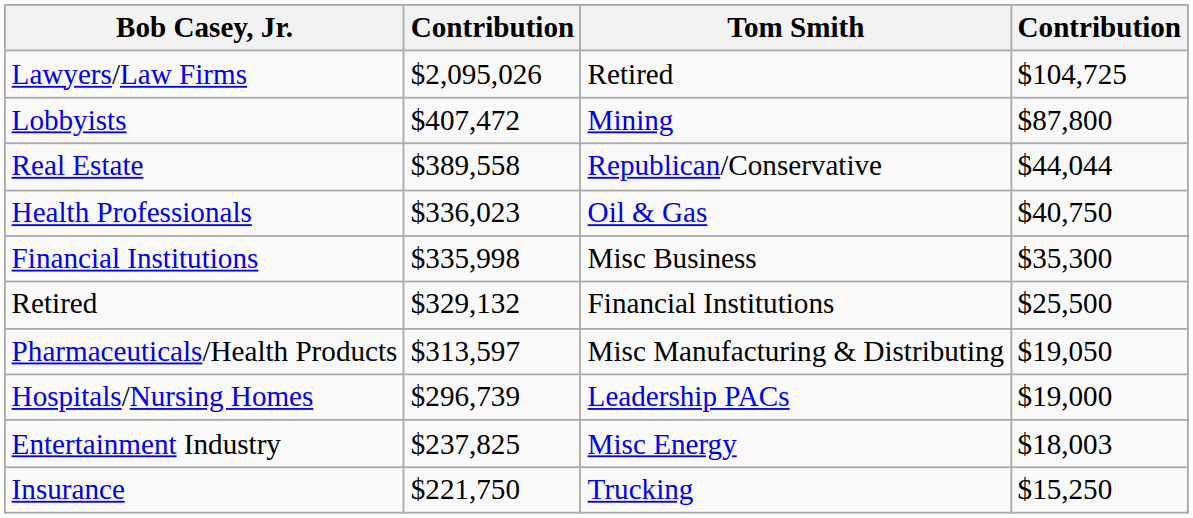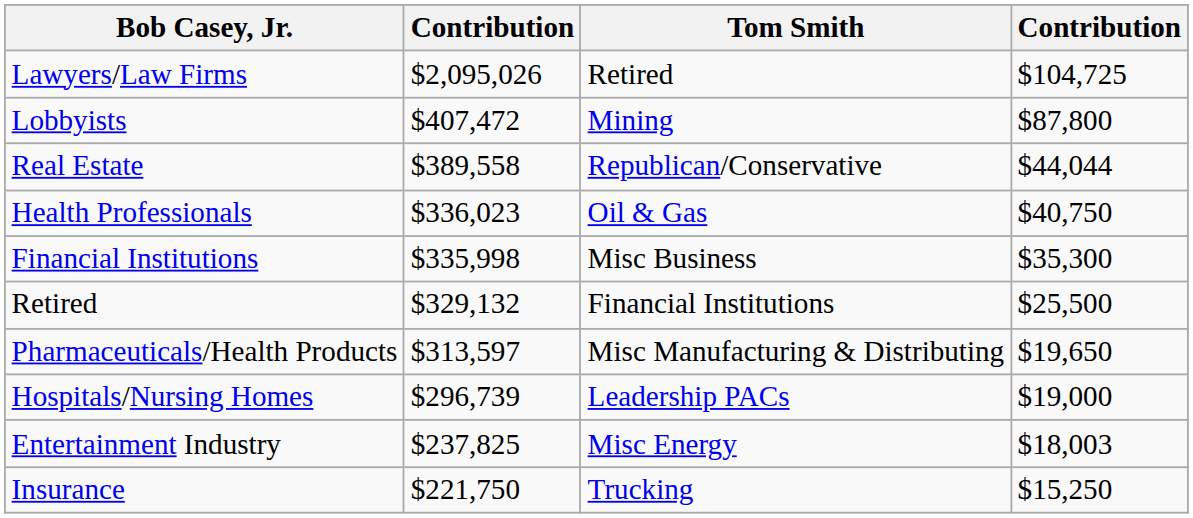(1065, 350) $19,050 -> (1065, 350) $19,650
